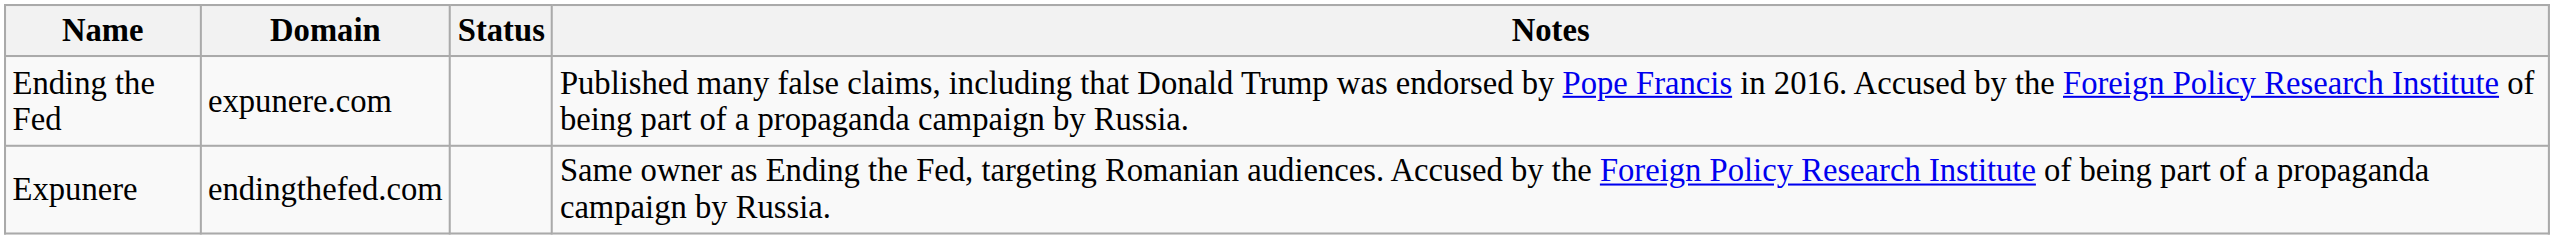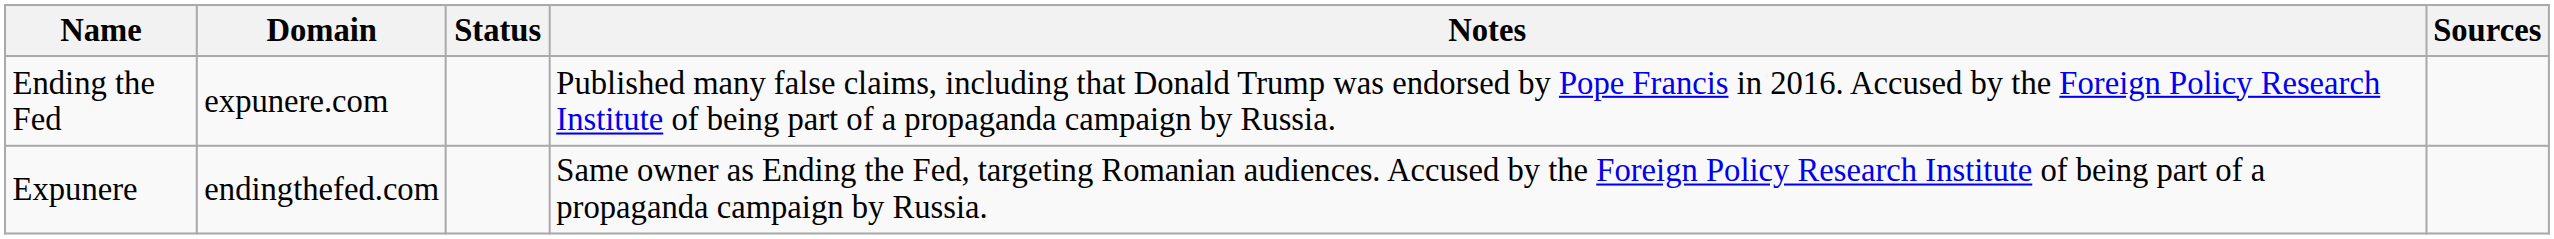+ column: (2487, 30)
